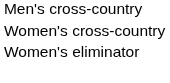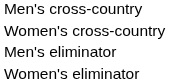+ row: (60, 52)
